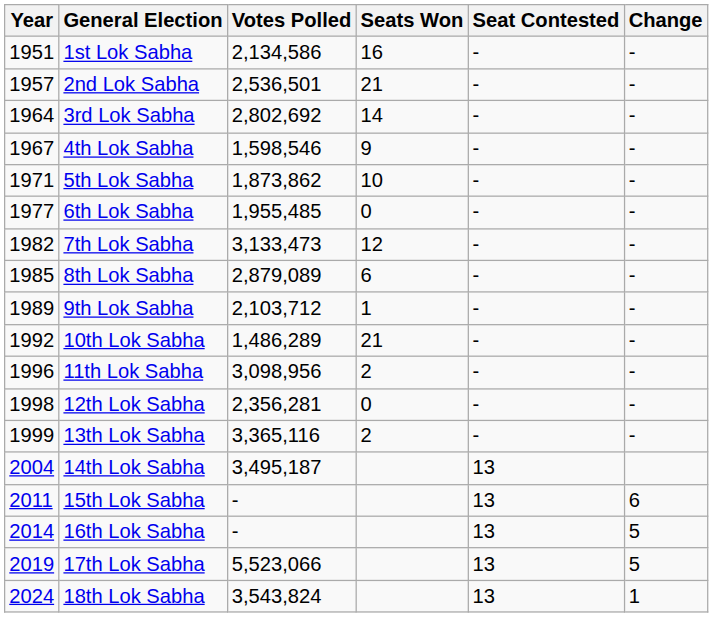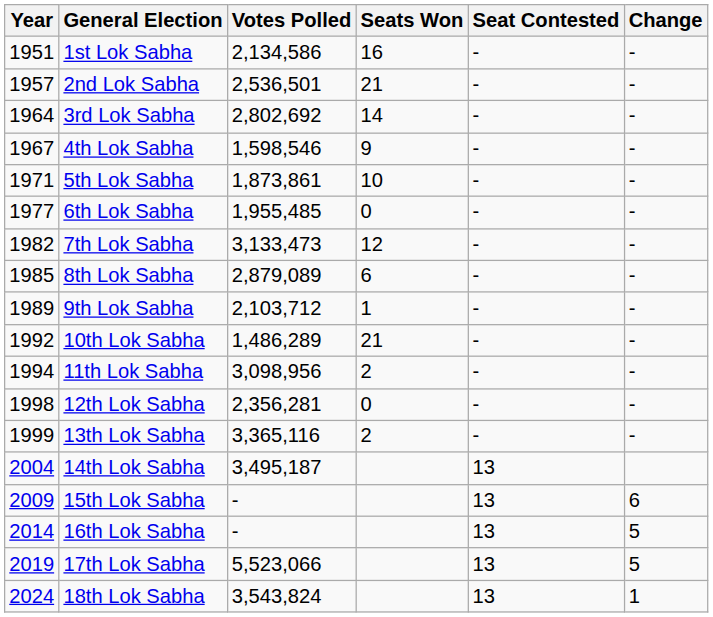(277, 180) 1,873,862 -> (277, 180) 1,873,861
(32, 372) 1996 -> (32, 372) 1994
(31, 500) 2011 -> (32, 500) 2009
